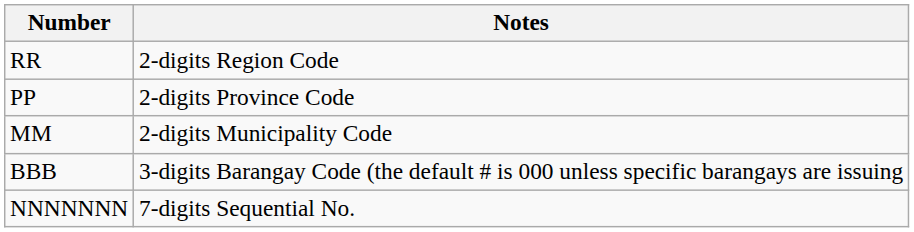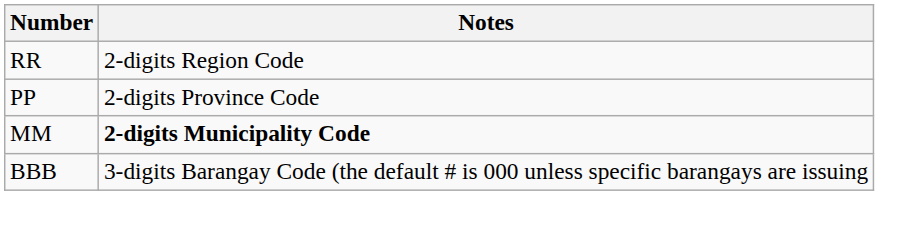(266, 134) normal -> (237, 134) bold
- row: (69, 208)
